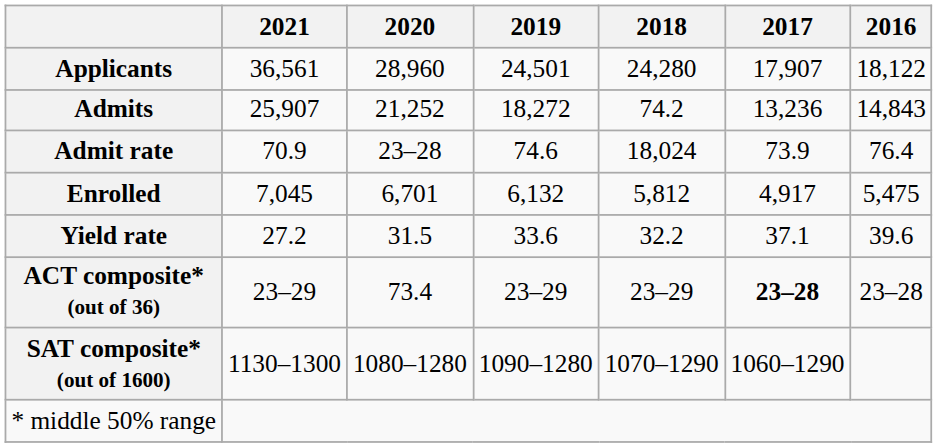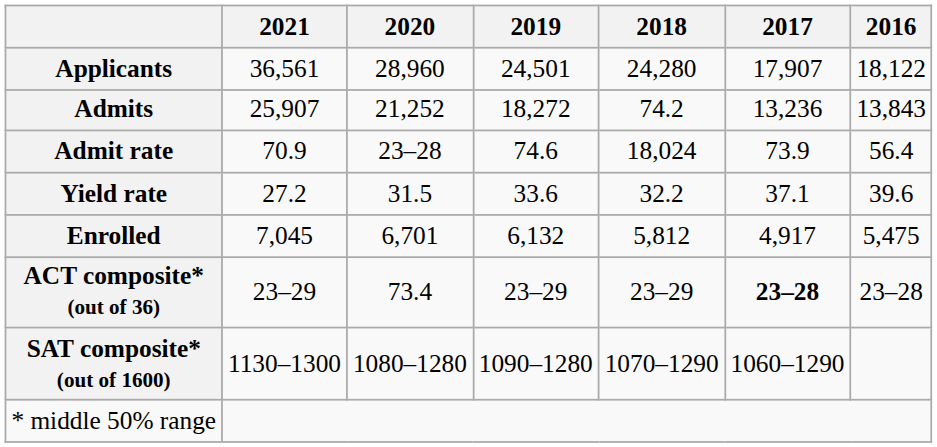(891, 109) 14,843 -> (891, 109) 13,843
(891, 151) 76.4 -> (891, 151) 56.4
rows swapped: (114, 193) <-> (114, 234)
